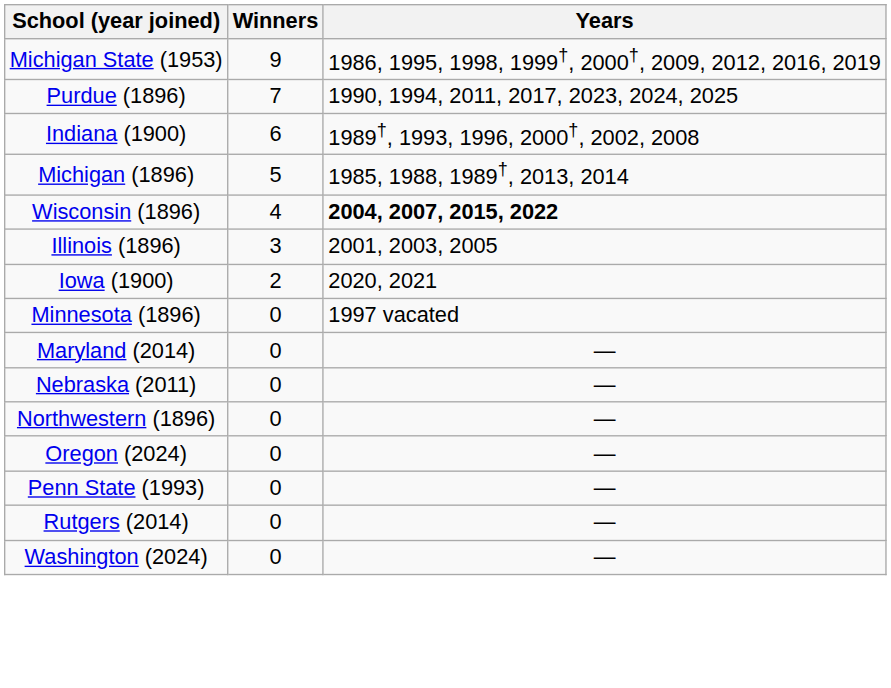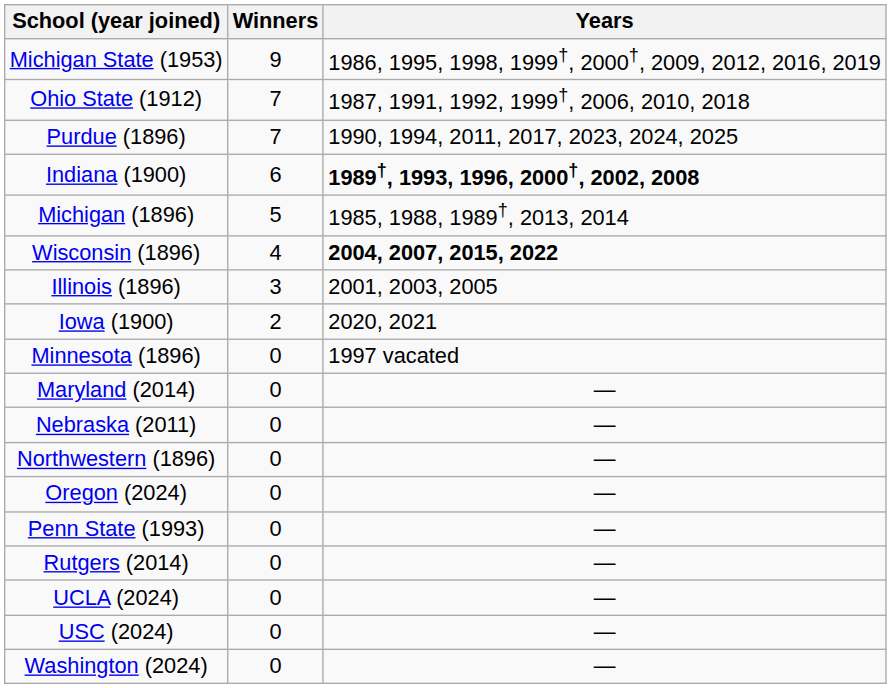+ row: (116, 99)
(514, 134) normal -> (514, 174) bold
+ row: (116, 597)
+ row: (116, 631)
